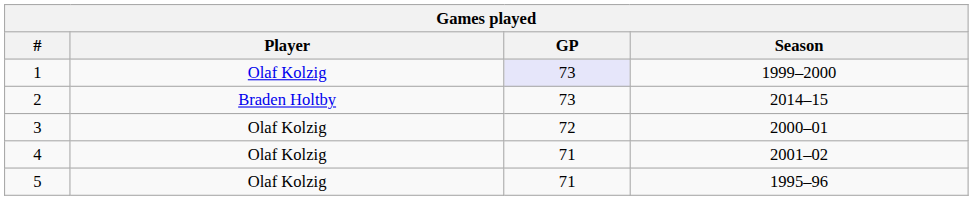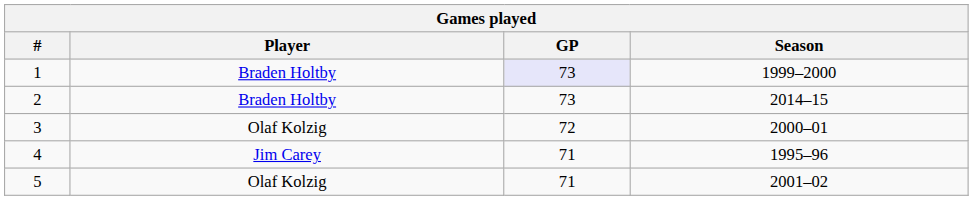(287, 72) Olaf Kolzig -> (287, 72) Braden Holtby
(287, 154) Olaf Kolzig -> (287, 154) Jim Carey
(799, 154) 2001–02 -> (799, 154) 1995–96
(799, 182) 1995–96 -> (799, 182) 2001–02
